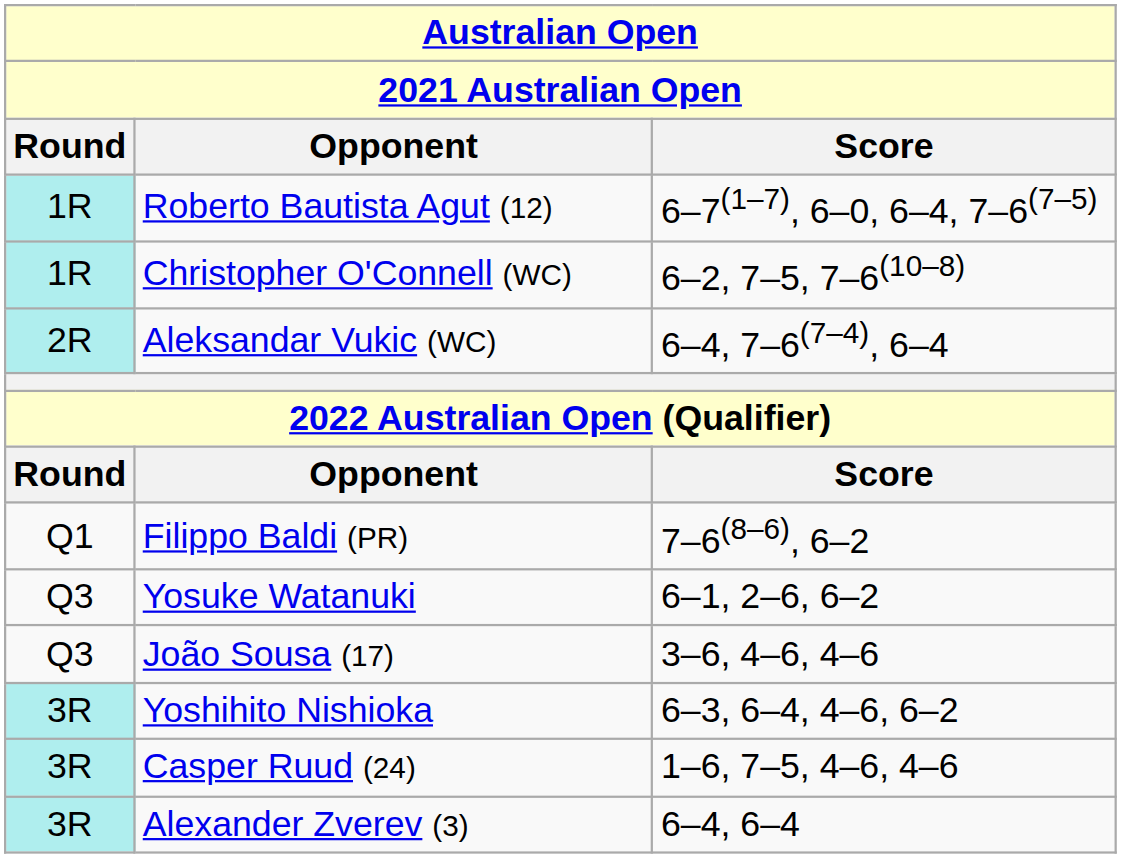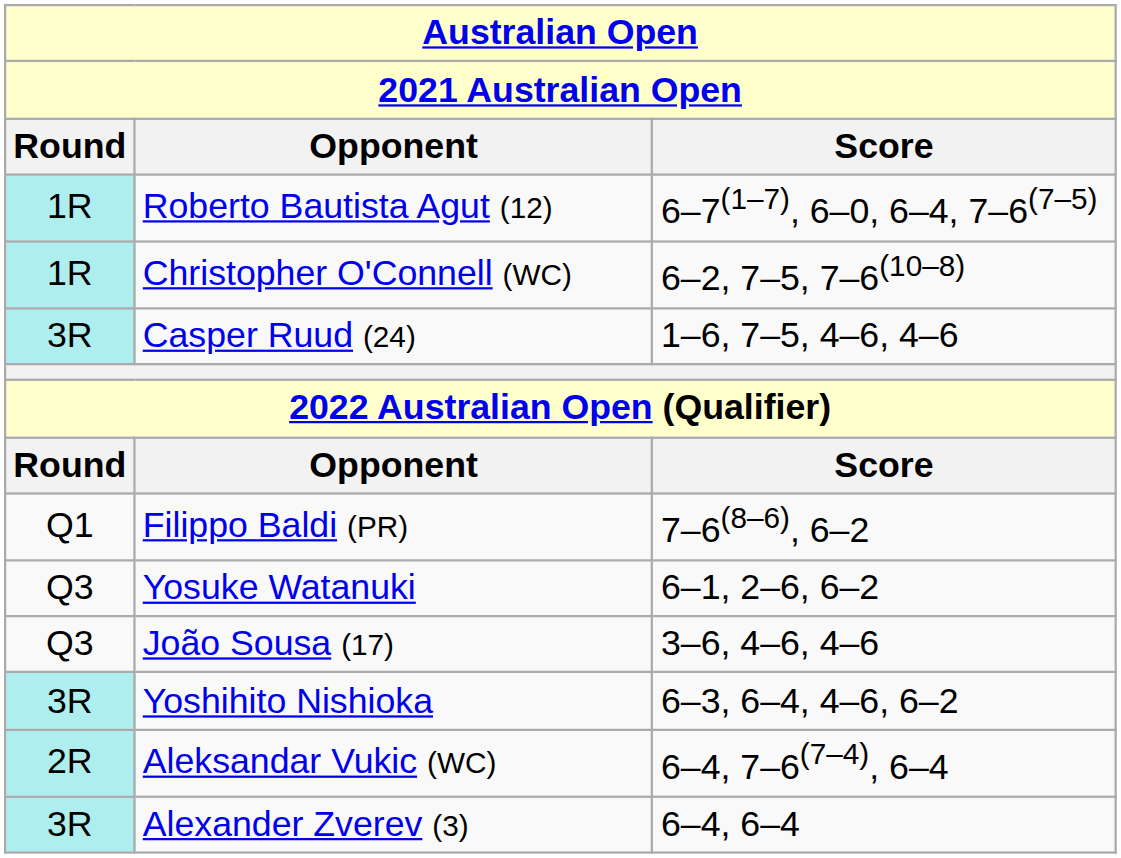rows swapped: (279, 766) <-> (320, 339)
